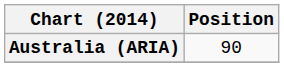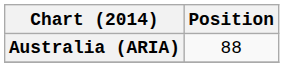(231, 48) 90 -> (231, 48) 88
